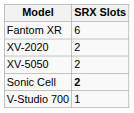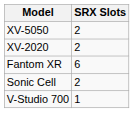rows swapped: (28, 64) <-> (34, 30)
(77, 82) bold -> (77, 82) normal
